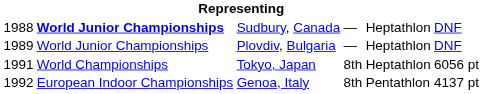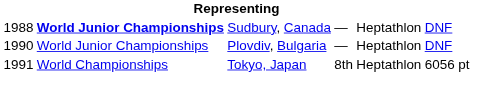(18, 46) 1989 -> (18, 46) 1990
- row: (273, 83)
